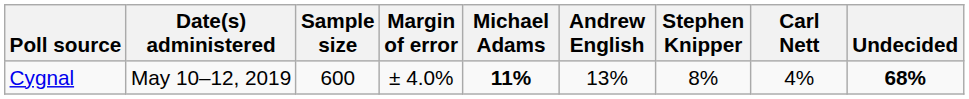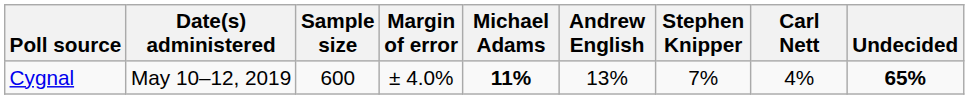(703, 77) 8% -> (703, 77) 7%
(905, 77) 68% -> (905, 77) 65%
